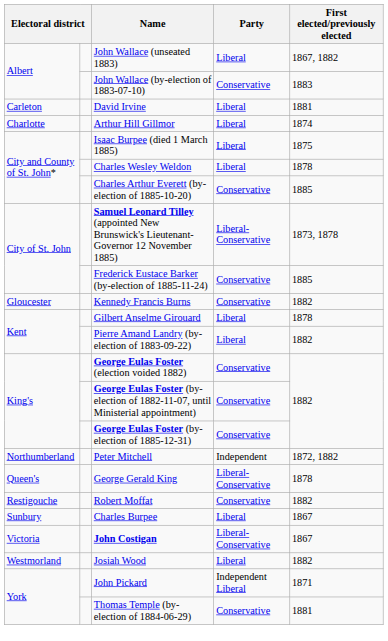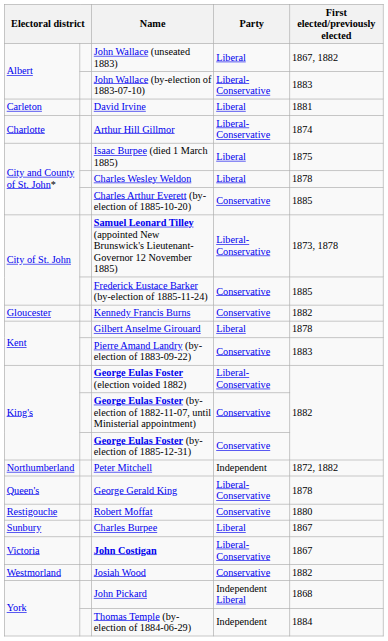(243, 85) Conservative -> (243, 85) Liberal-Conservative
(231, 123) Liberal -> (243, 129) Liberal-Conservative
(231, 339) Liberal -> (243, 351) Conservative
(302, 339) 1882 -> (302, 351) 1883
(243, 367) Conservative -> (243, 379) Liberal-Conservative
(302, 500) 1882 -> (302, 512) 1880
(231, 561) Liberal -> (243, 572) Conservative
(302, 583) 1871 -> (302, 594) 1868
(243, 610) Conservative -> (242, 622) Independent
(302, 610) 1881 -> (302, 622) 1884
